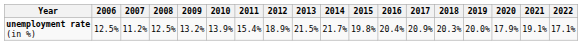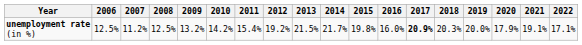(221, 29) 13.9% -> (221, 29) 14.2%
(278, 29) 18.9% -> (278, 29) 19.2%
(392, 29) 20.4% -> (392, 29) 16.0%
(420, 29) normal -> (420, 29) bold
